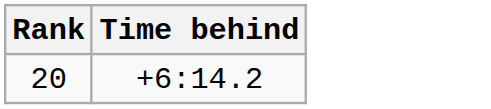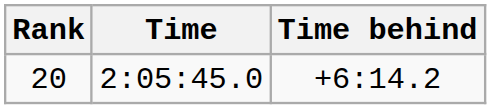+ column: (181, 30)
